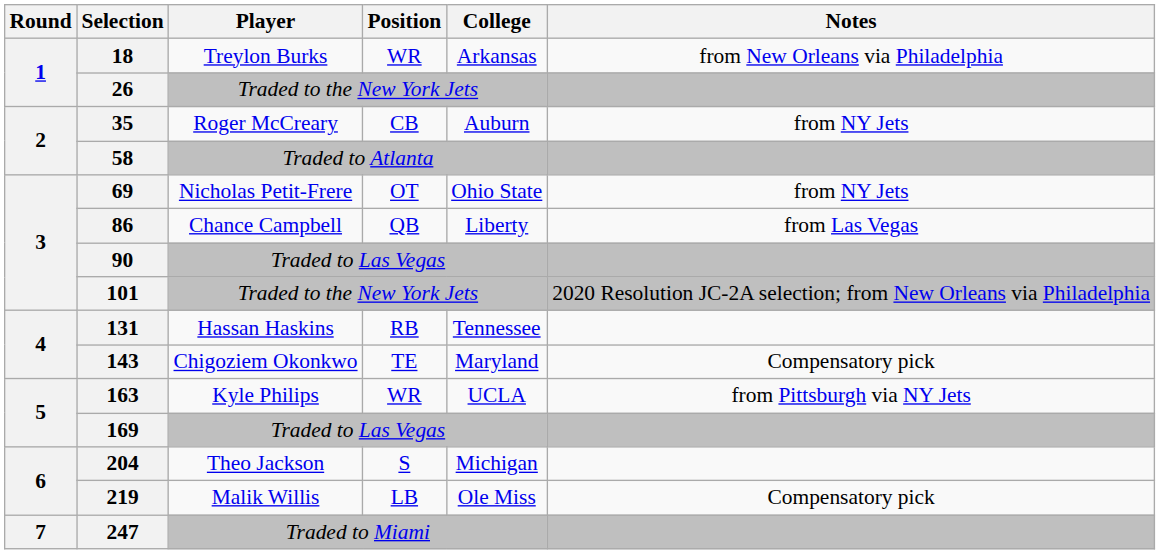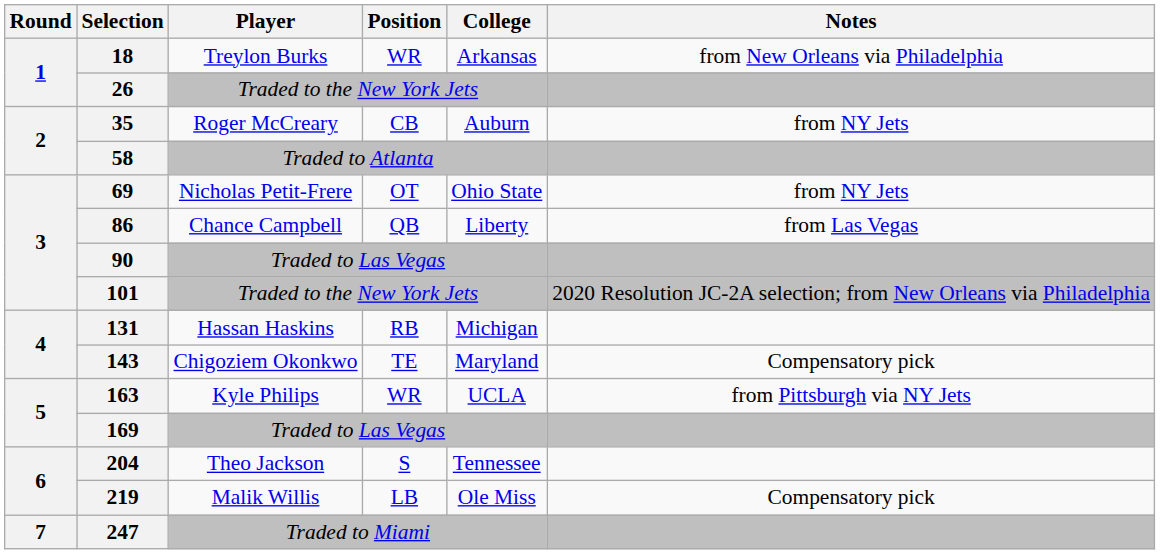(497, 327) Tennessee -> (497, 327) Michigan
(497, 463) Michigan -> (497, 463) Tennessee
